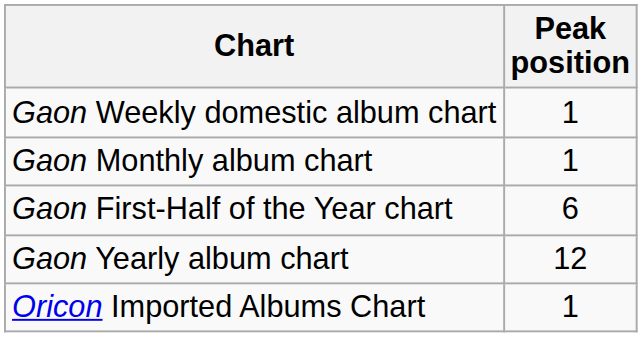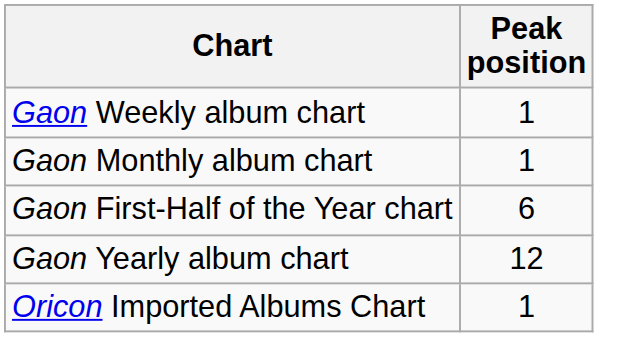+ row: (188, 112)
- row: (254, 112)
